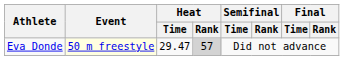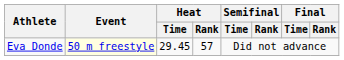(175, 46) 29.47 -> (175, 46) 29.45
(207, 46) lightgrey background -> (207, 46) no background
